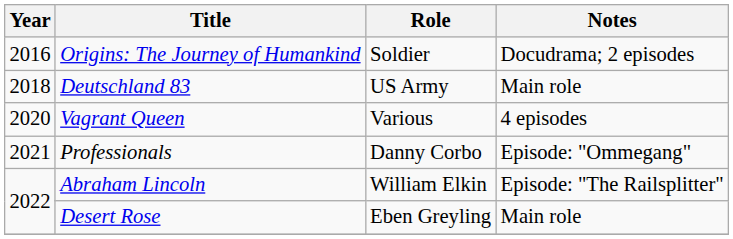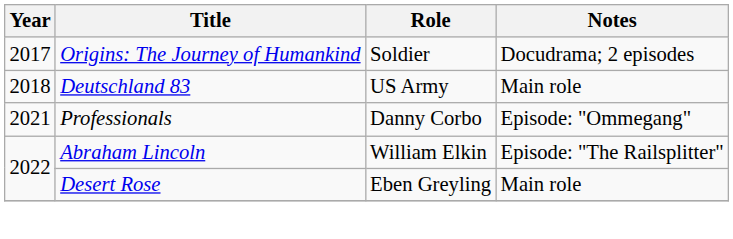(30, 53) 2016 -> (30, 53) 2017
- row: (122, 119)
